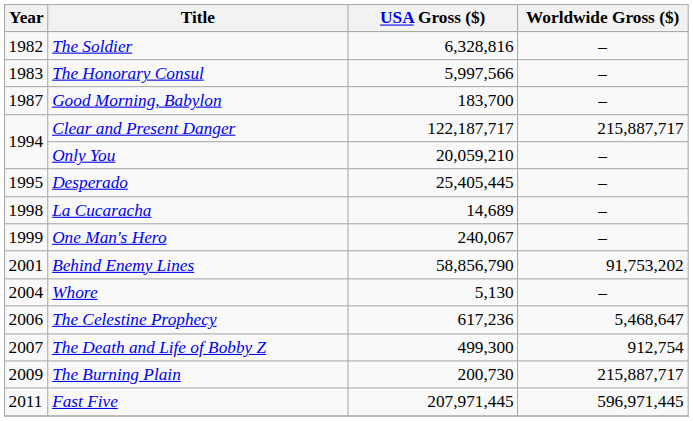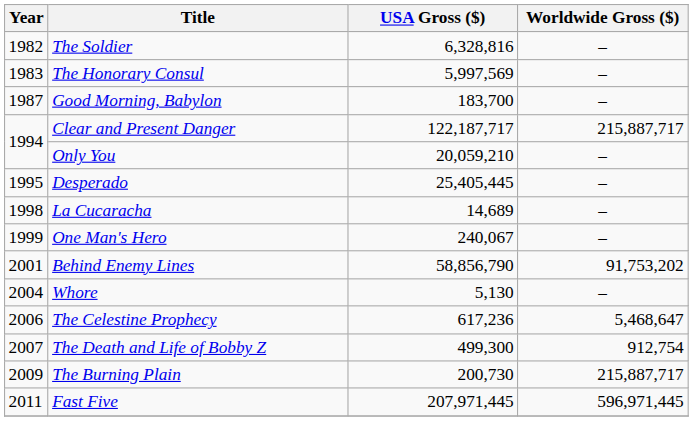(479, 73) 5,997,566 -> (479, 73) 5,997,569
